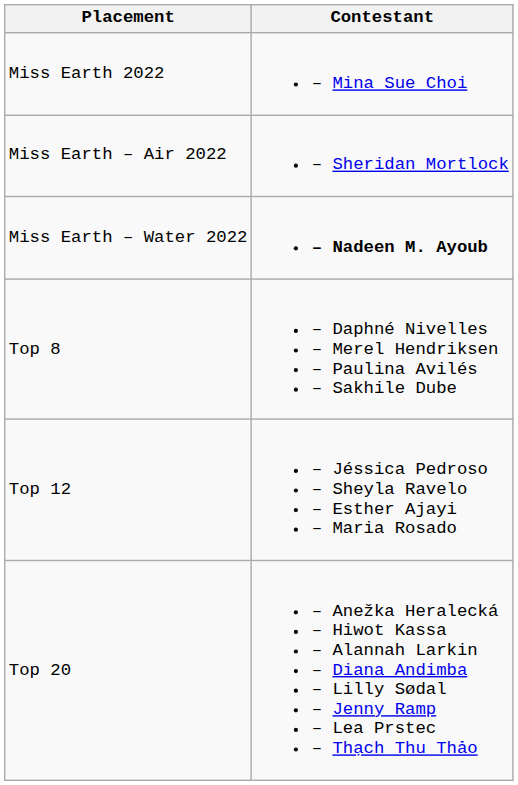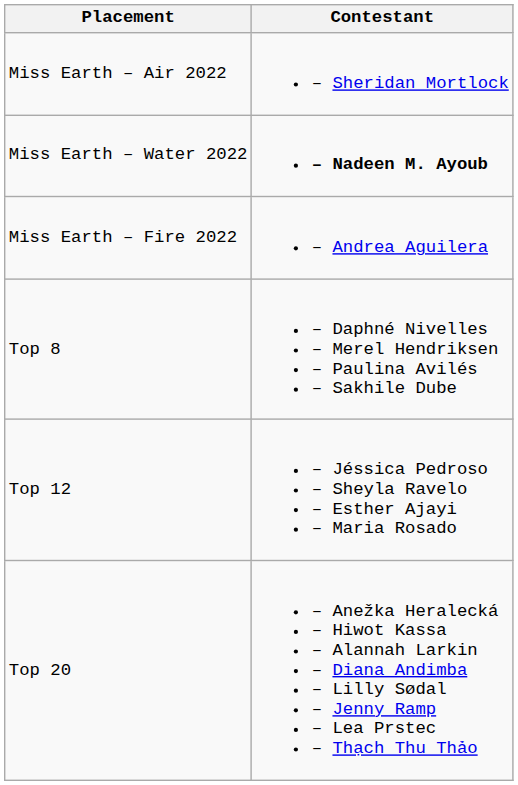- row: (87, 74)
+ row: (123, 238)
